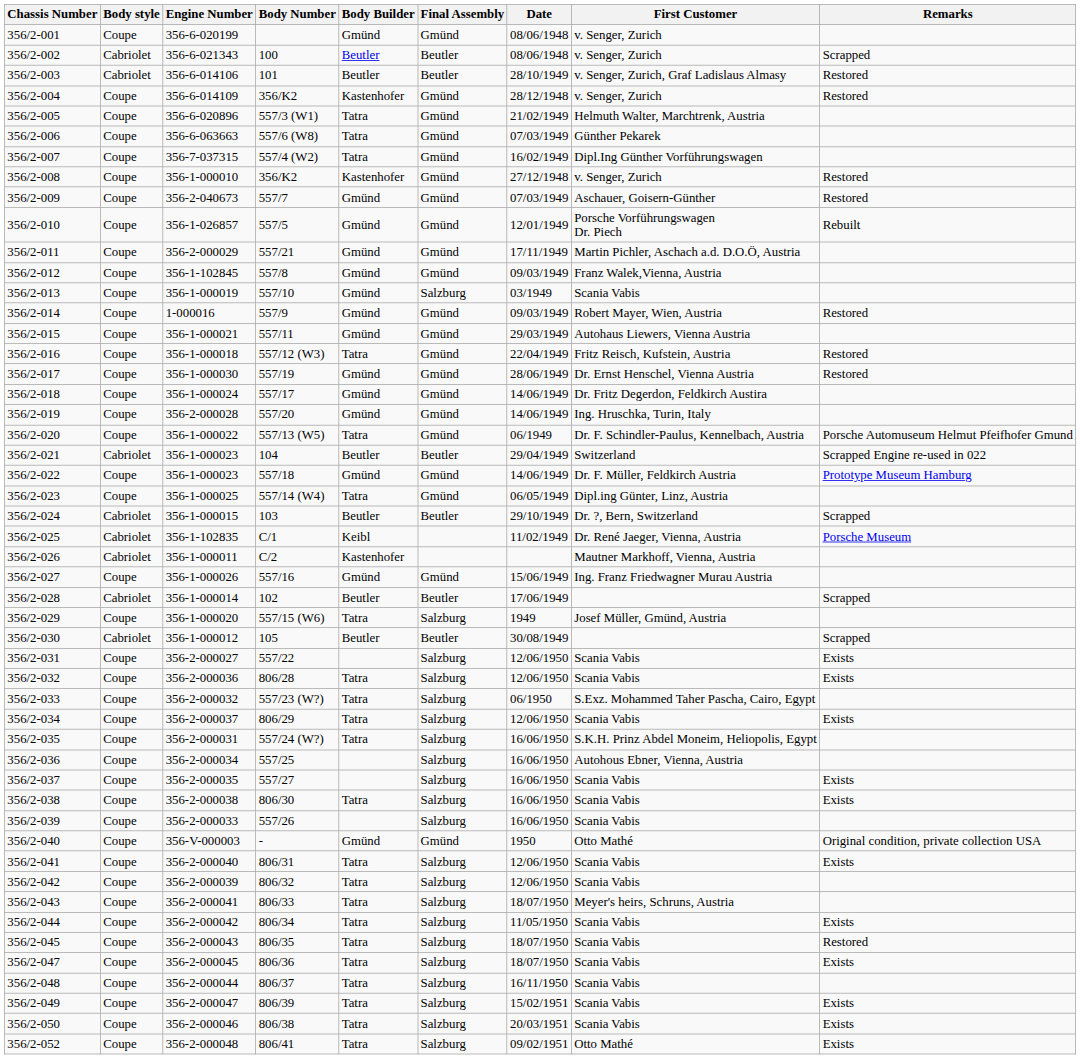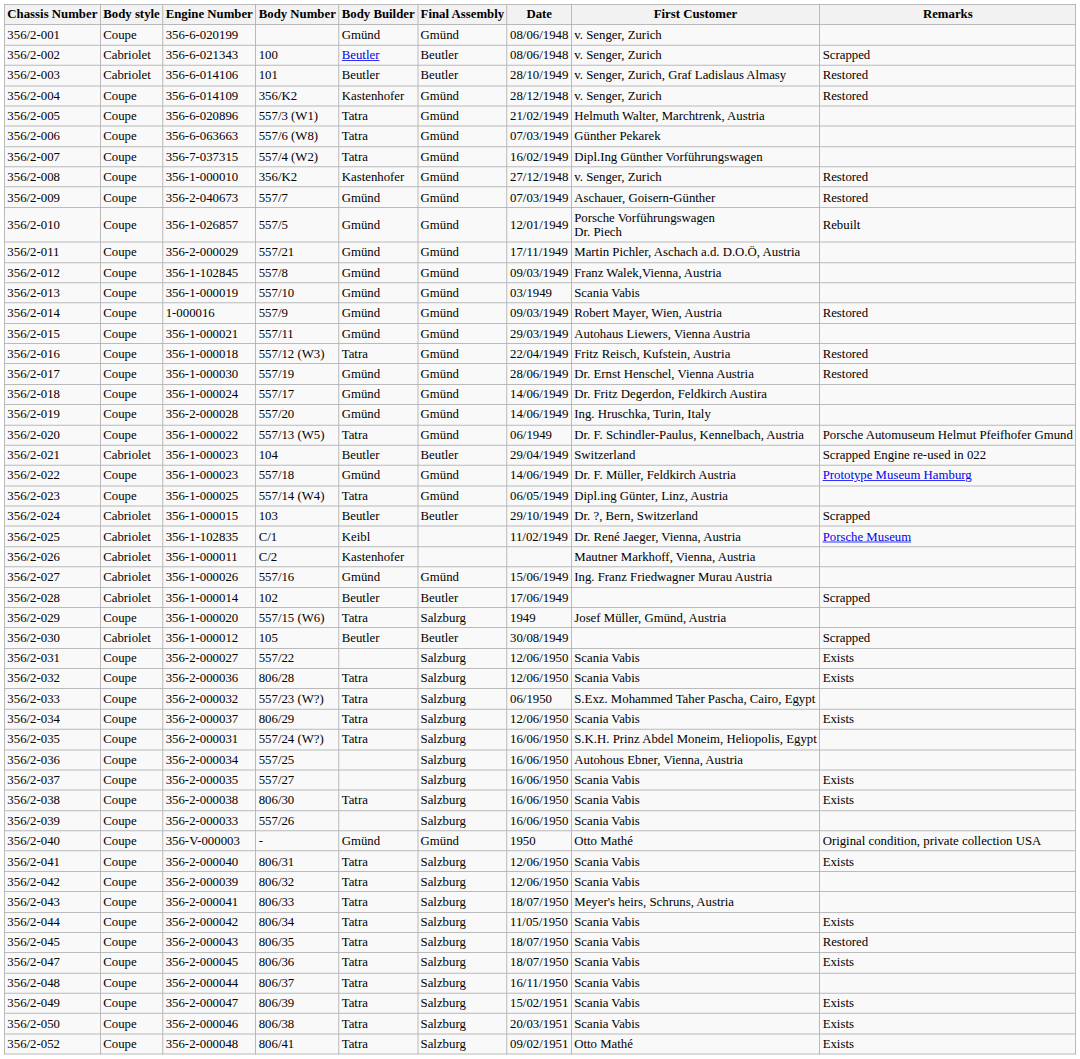(443, 292) Salzburg -> (440, 292) Gmünd
(120, 577) Coupe -> (127, 577) Cabriolet
